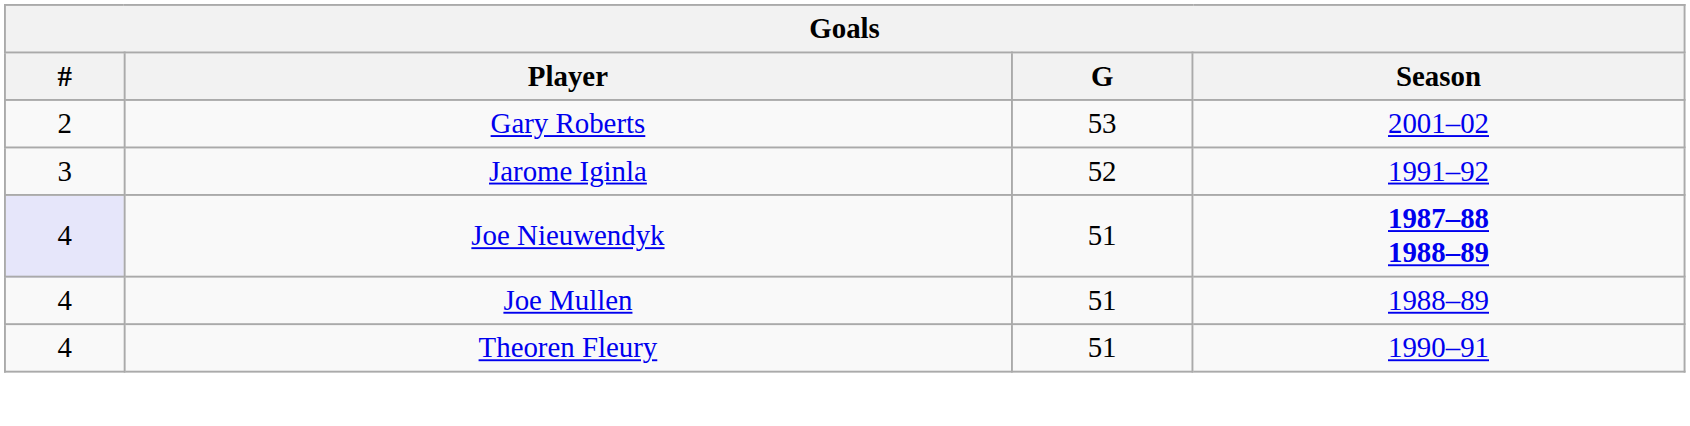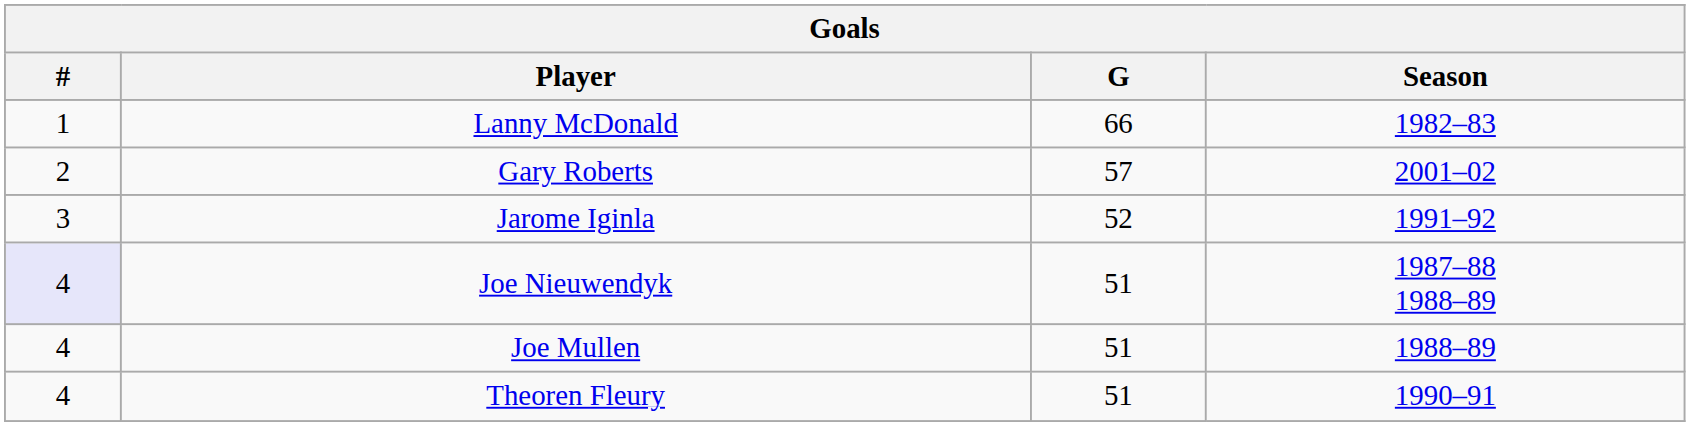+ row: (576, 123)
(1102, 123) 53 -> (1118, 171) 57
(1438, 236) bold -> (1445, 283) normal
